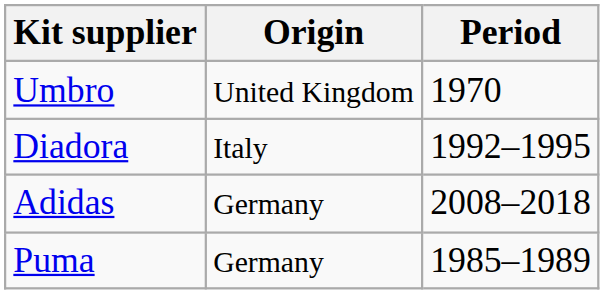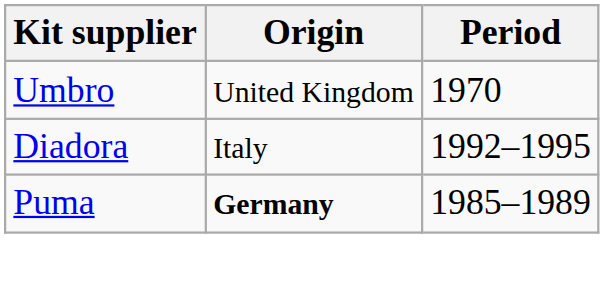- row: (64, 202)
(268, 261) normal -> (273, 202) bold
